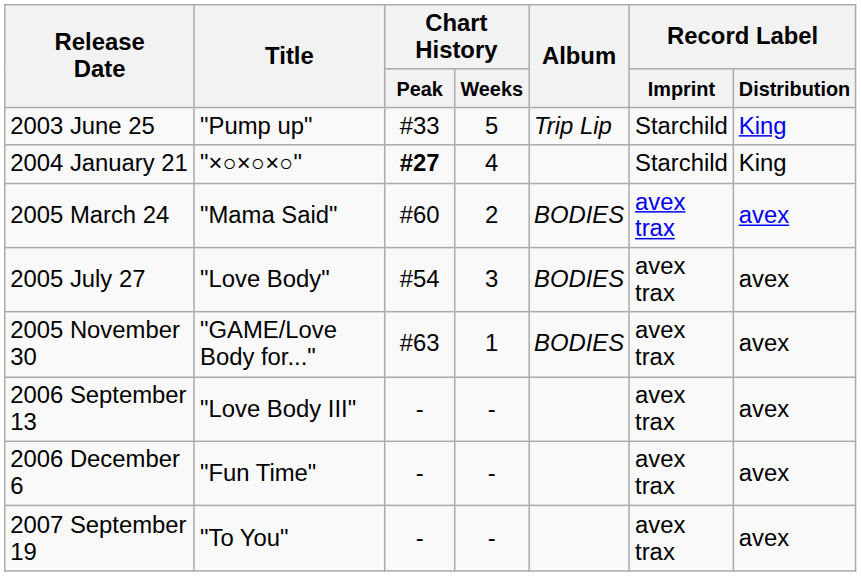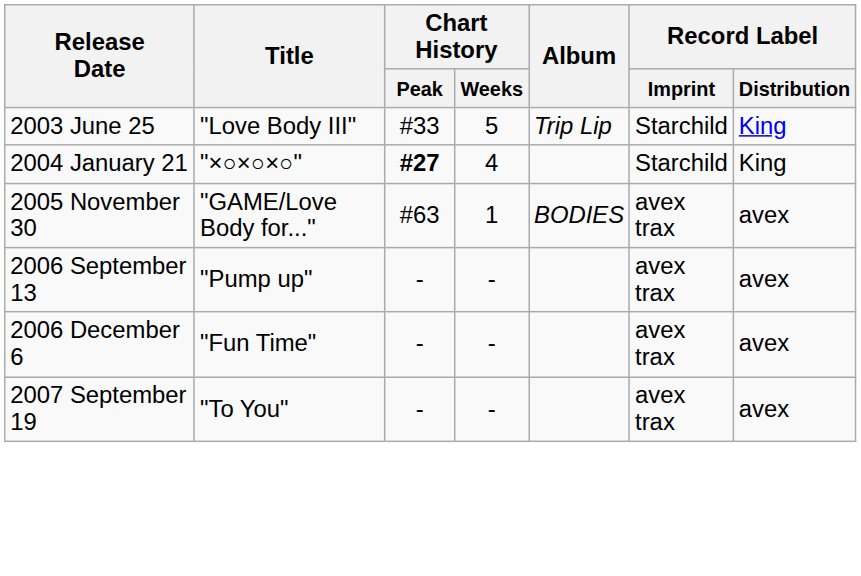(256, 125) "Pump up" -> (278, 125) "Love Body III"
- row: (90, 214)
- row: (78, 279)
(278, 408) "Love Body III" -> (256, 279) "Pump up"
